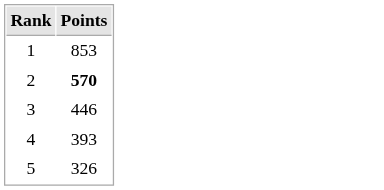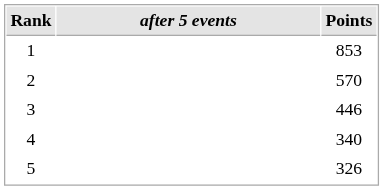+ column: (188, 20)
(84, 80) bold -> (349, 80) normal
(84, 139) 393 -> (349, 139) 340
